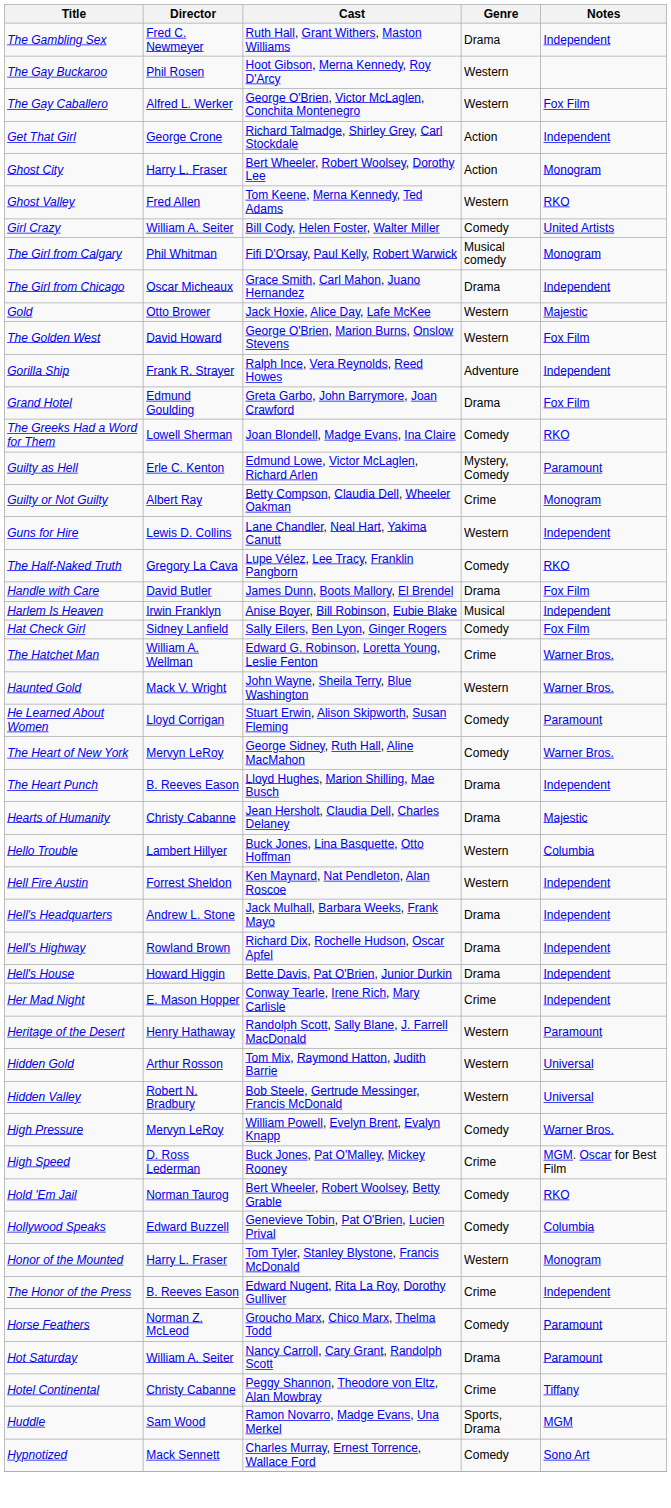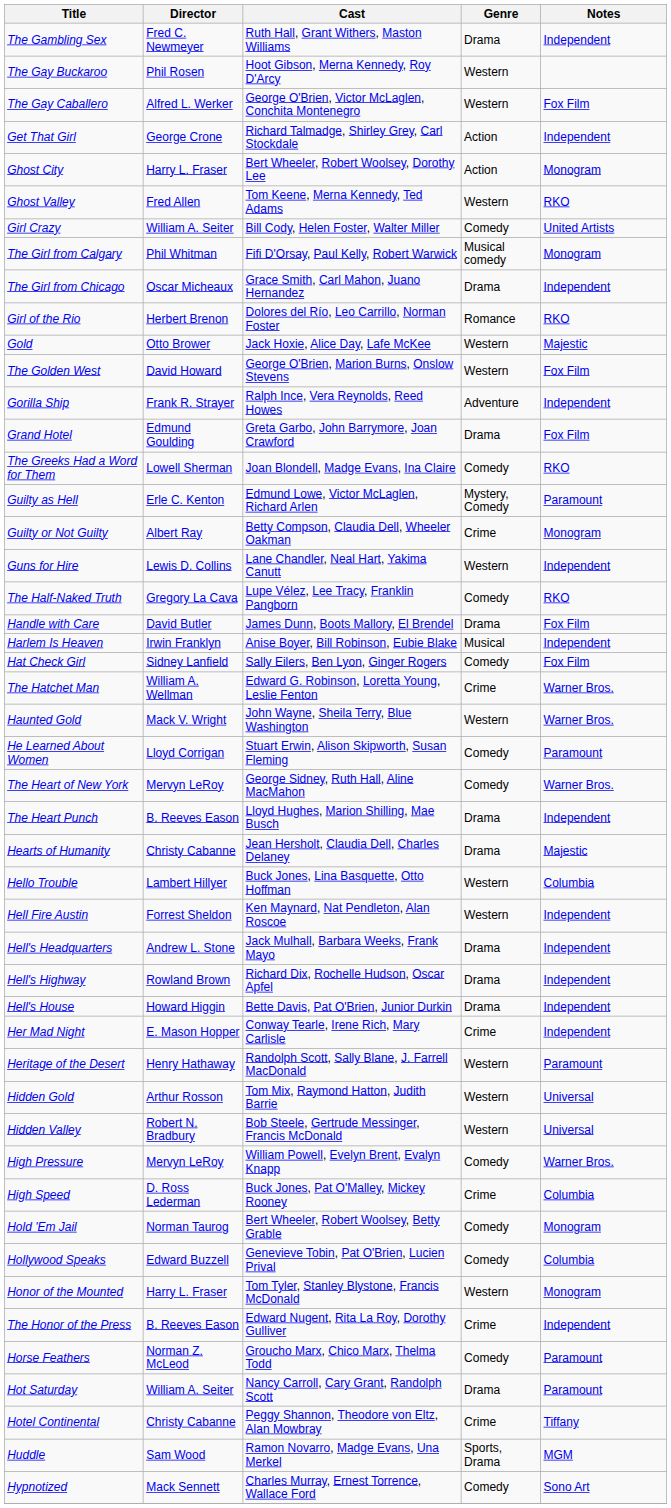+ row: (44, 319)
(600, 1162) MGM. Oscar for Best Film -> (569, 1194) Columbia
(557, 1194) RKO -> (572, 1227) Monogram
